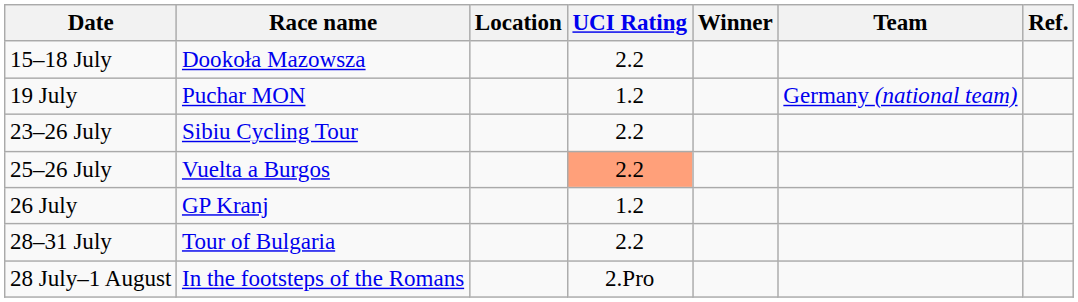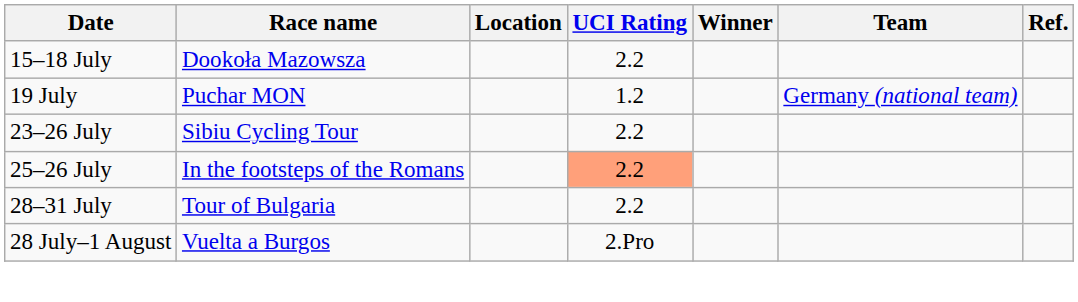(256, 168) Vuelta a Burgos -> (323, 168) In the footsteps of the Romans
- row: (44, 205)
(323, 278) In the footsteps of the Romans -> (256, 242) Vuelta a Burgos
